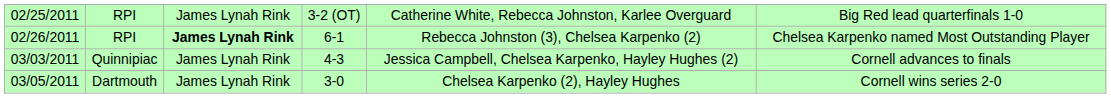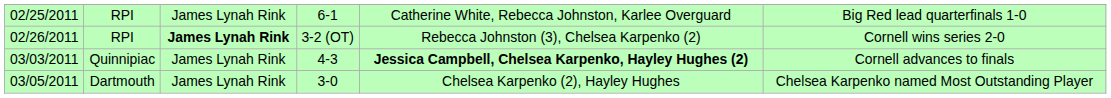(334, 15) 3-2 (OT) -> (328, 15) 6-1
(334, 37) 6-1 -> (328, 37) 3-2 (OT)
(931, 37) Chelsea Karpenko named Most Outstanding Player -> (934, 37) Cornell wins series 2-0
(561, 59) normal -> (561, 59) bold
(931, 81) Cornell wins series 2-0 -> (934, 81) Chelsea Karpenko named Most Outstanding Player
